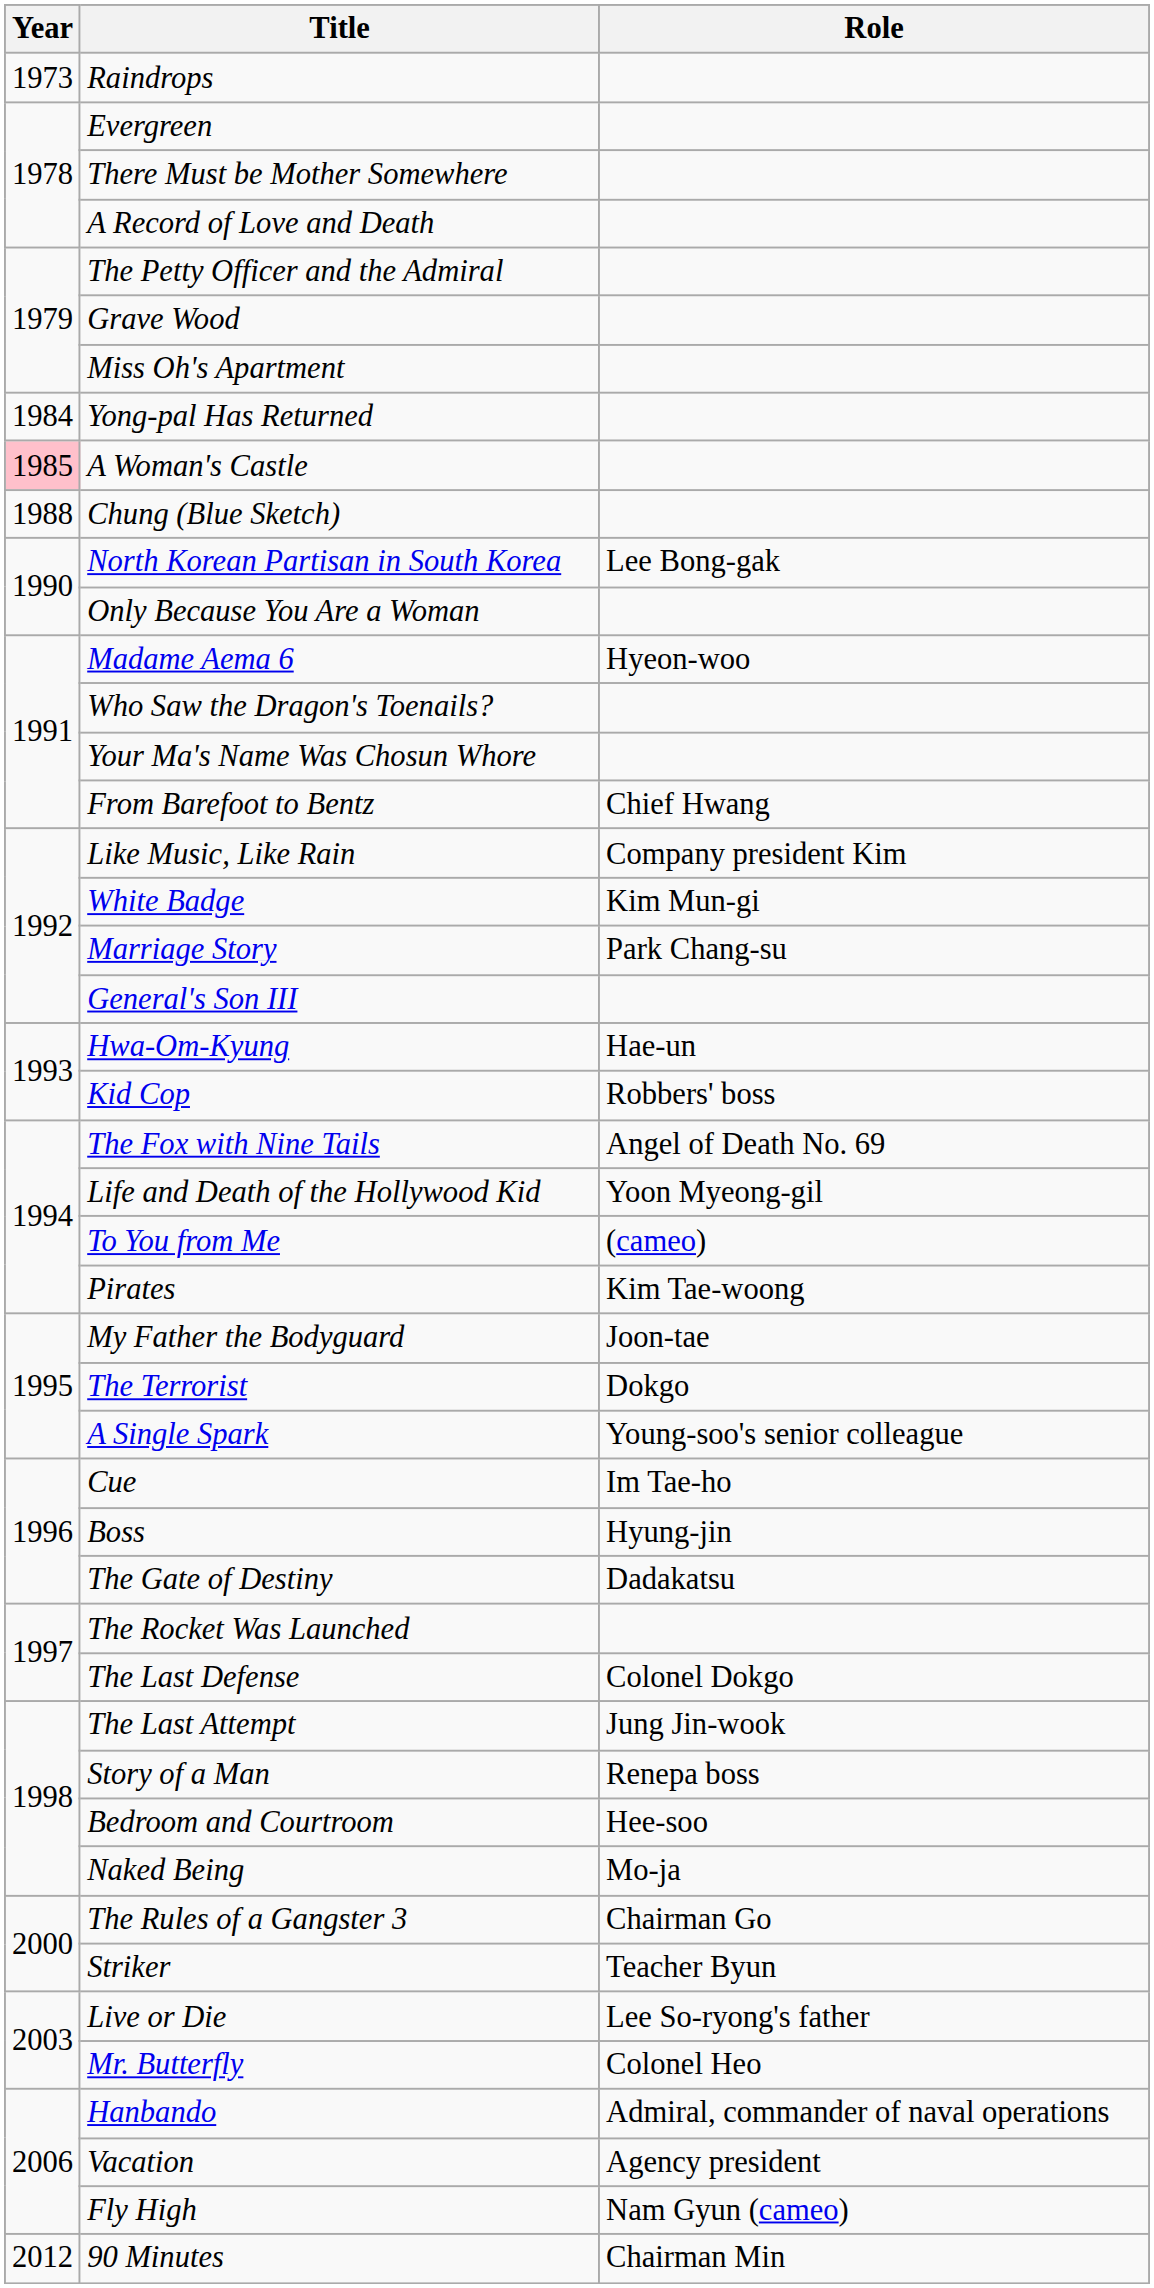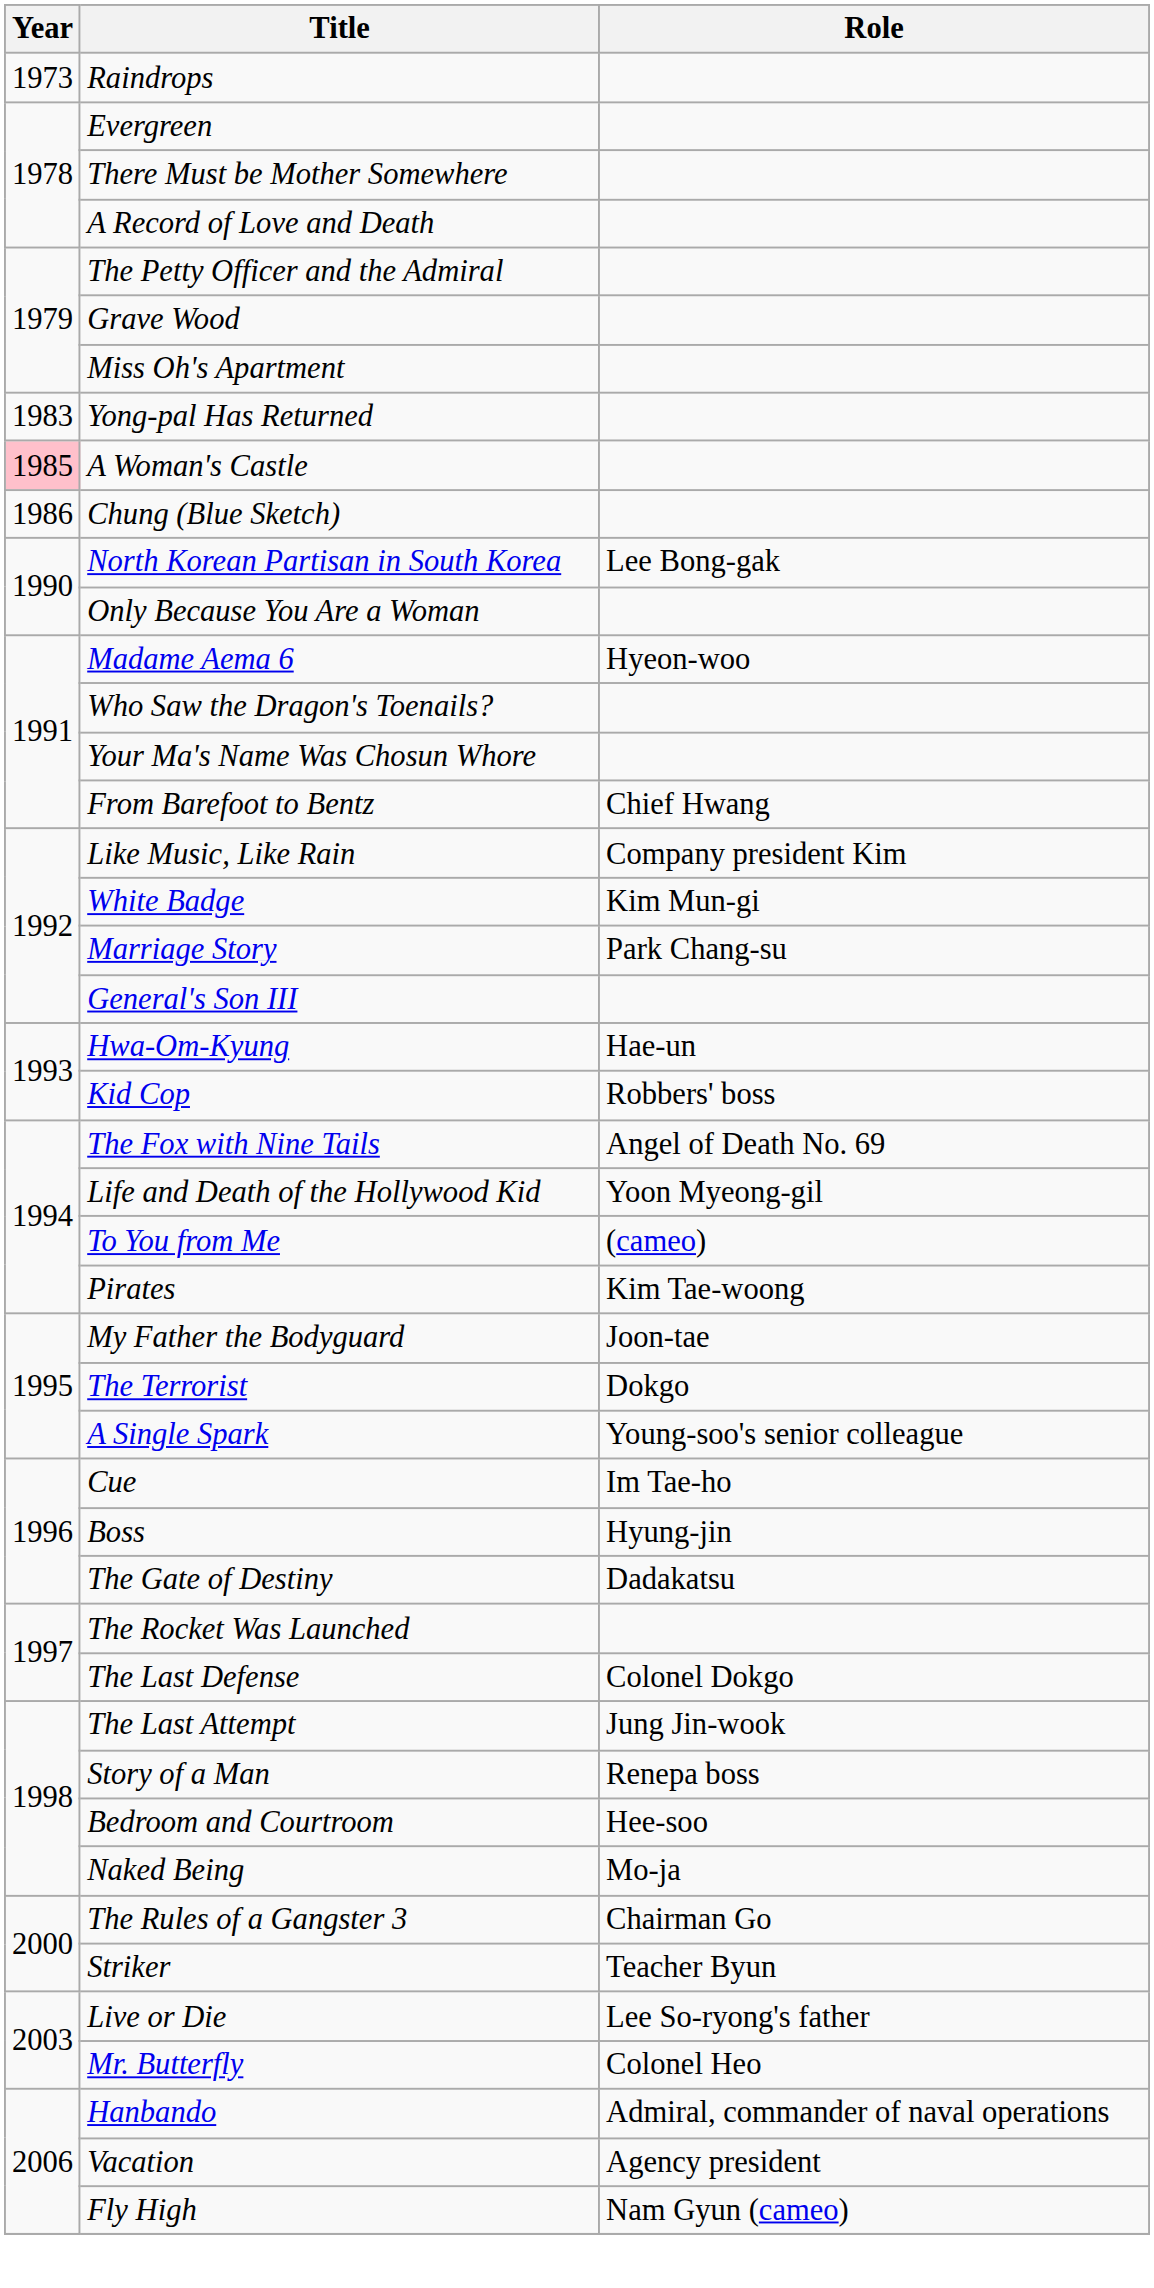(43, 416) 1984 -> (43, 416) 1983
(43, 513) 1988 -> (43, 513) 1986
- row: (156, 2258)
